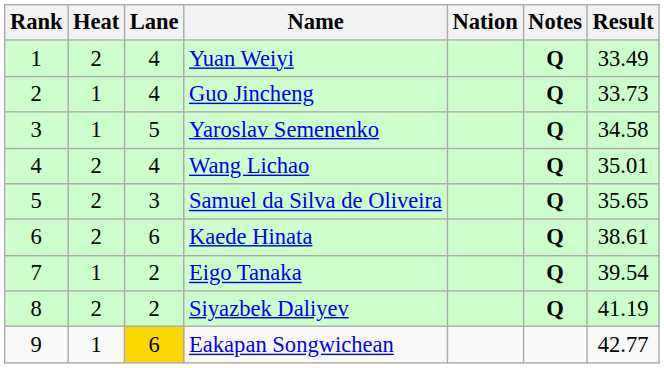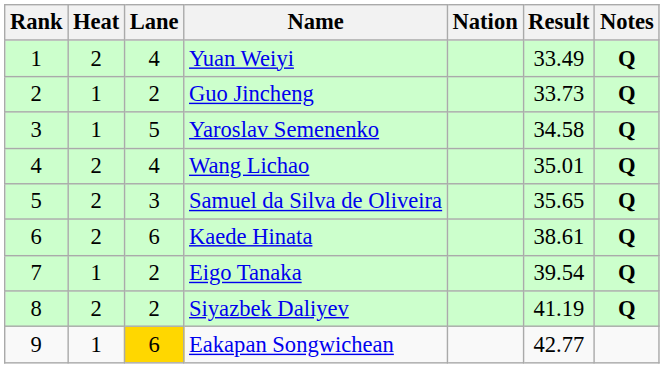columns swapped: (623, 22) <-> (555, 22)
(154, 93) 4 -> (154, 93) 2
